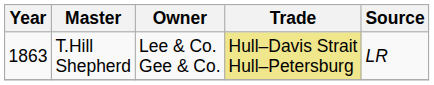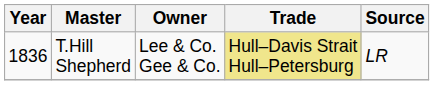(28, 55) 1863 -> (28, 55) 1836
